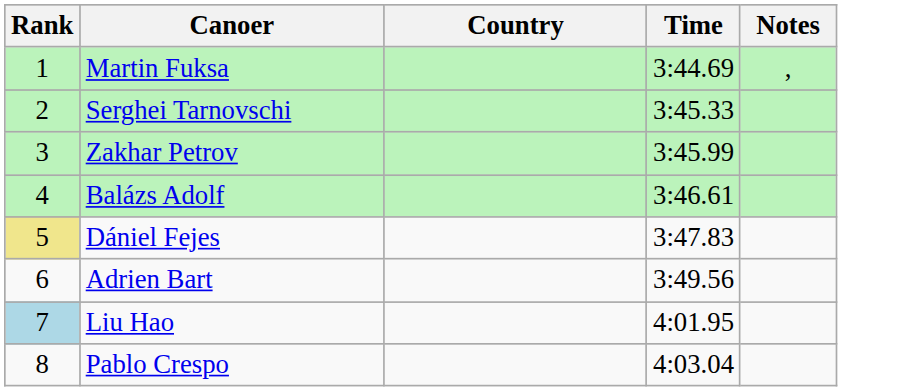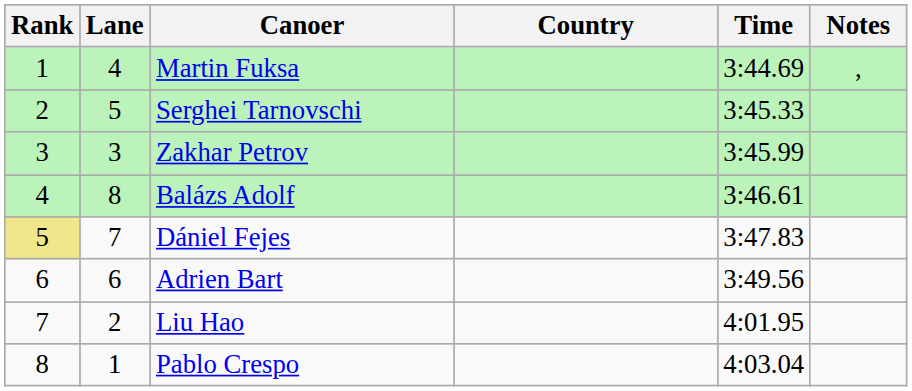+ column: (115, 25)
(42, 322) lightblue background -> (42, 322) no background
